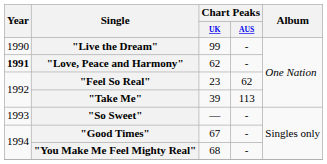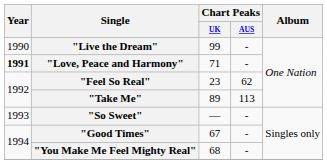(215, 63) 62 -> (215, 63) 71
(215, 98) 39 -> (215, 98) 89
